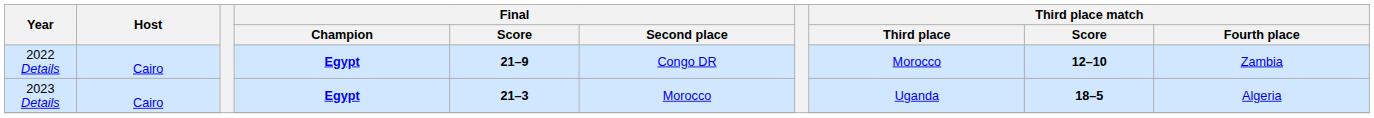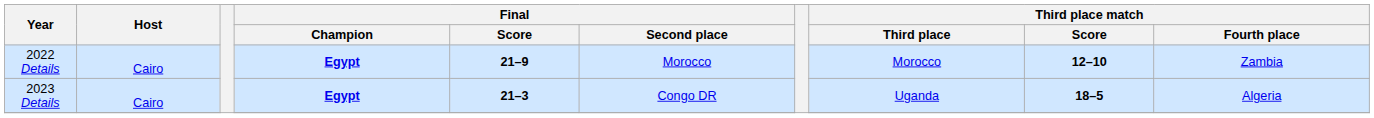(687, 62) Congo DR -> (687, 62) Morocco
(687, 96) Morocco -> (687, 96) Congo DR
